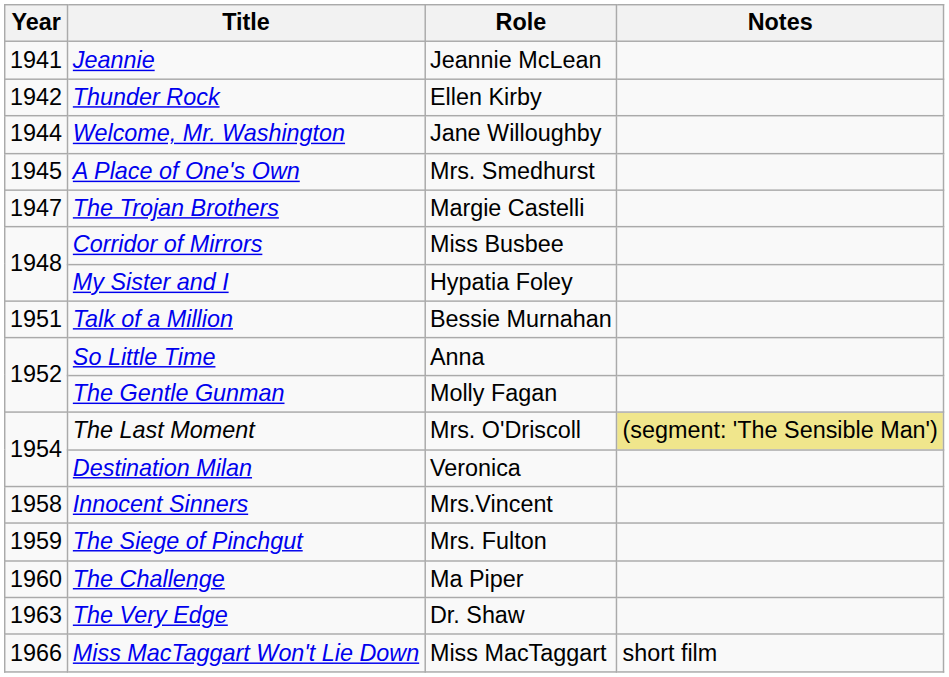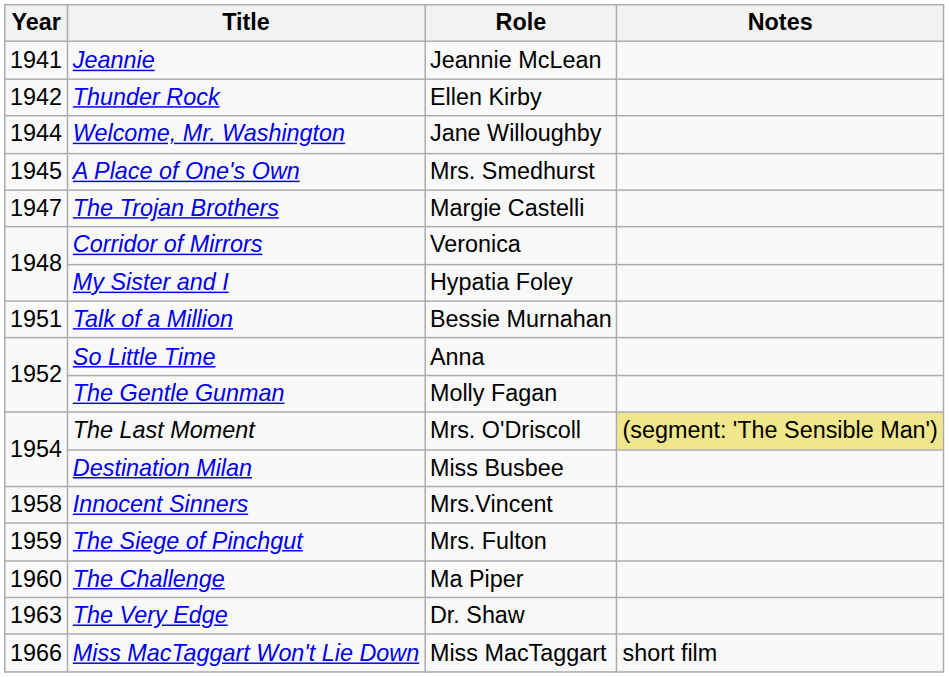(497, 245) Miss Busbee -> (475, 245) Veronica
(475, 467) Veronica -> (497, 467) Miss Busbee
